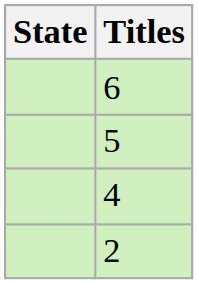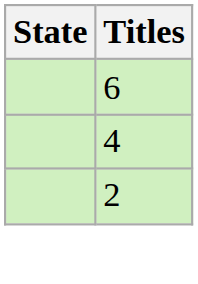- row: (112, 140)
